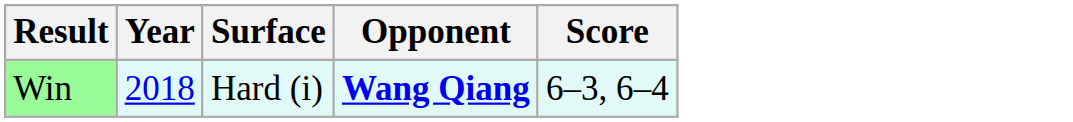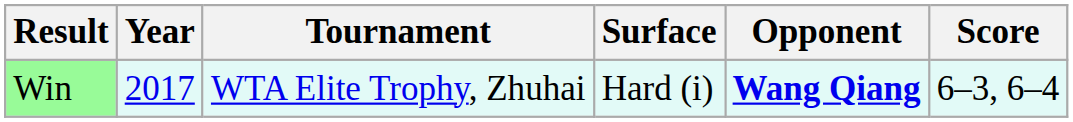+ column: (398, 32)
(160, 87) 2018 -> (160, 87) 2017
